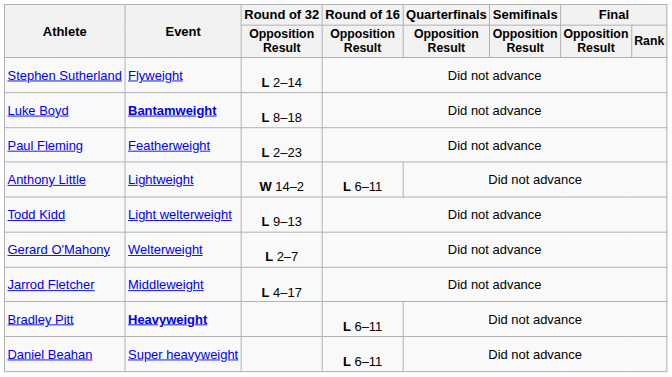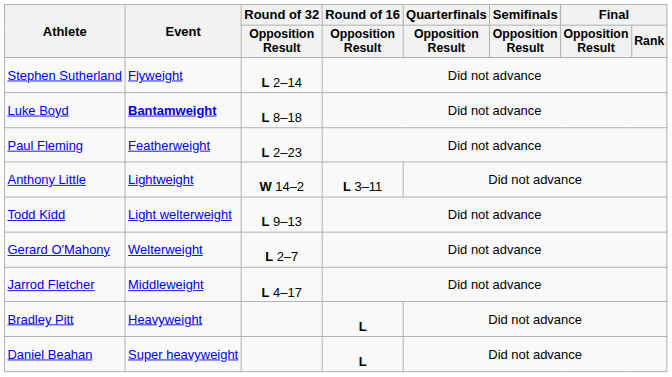(363, 187) L 6–11 -> (363, 187) L 3–11
(168, 320) bold -> (165, 320) normal
(363, 327) L 6–11 -> (363, 327) L
(363, 362) L 6–11 -> (363, 362) L
